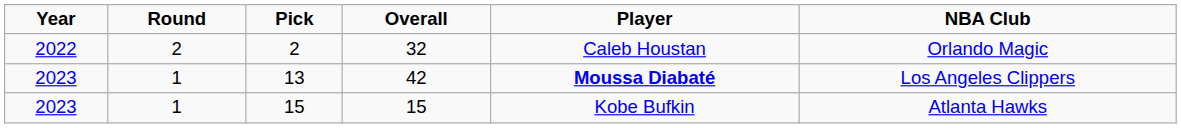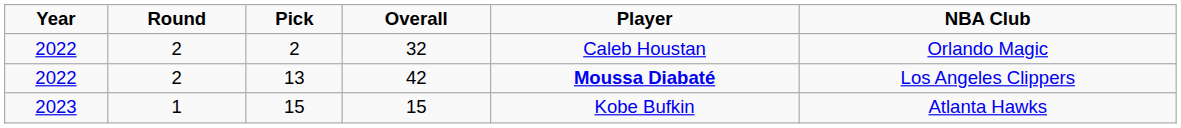(56, 78) 2023 -> (56, 78) 2022
(177, 78) 1 -> (177, 78) 2
